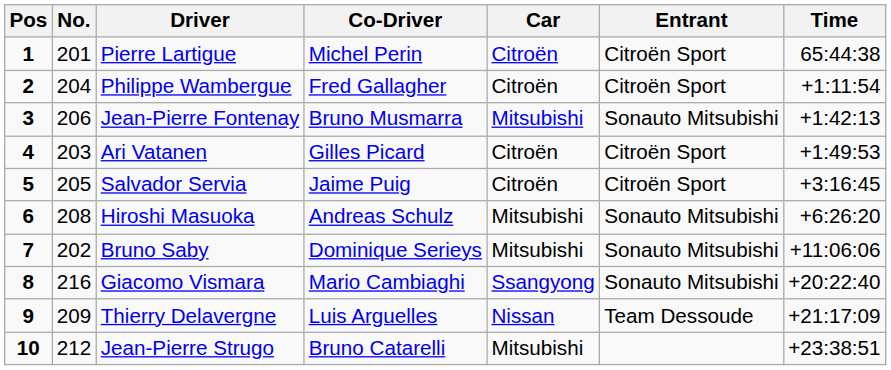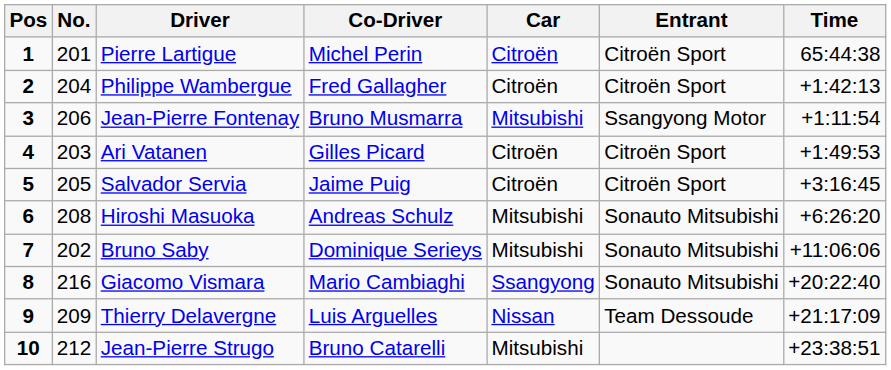(841, 86) +1:11:54 -> (840, 86) +1:42:13
(691, 119) Sonauto Mitsubishi -> (685, 119) Ssangyong Motor
(840, 119) +1:42:13 -> (841, 119) +1:11:54
